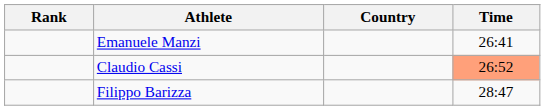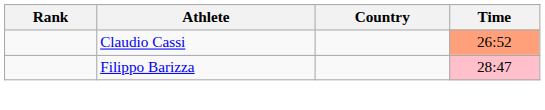- row: (149, 42)
(496, 93) no background -> (494, 67) pink background
